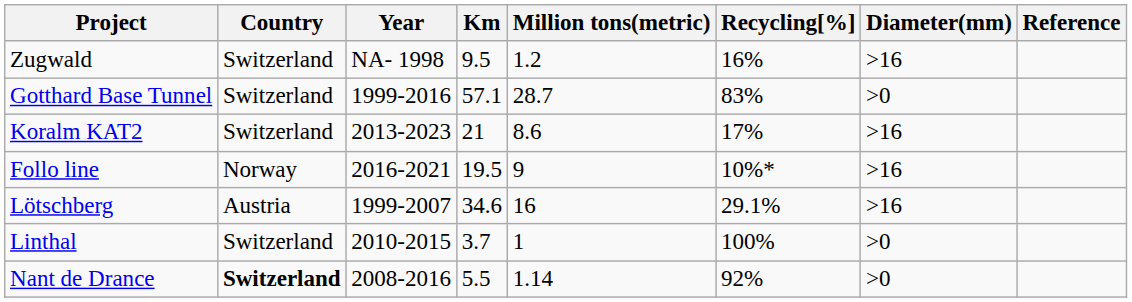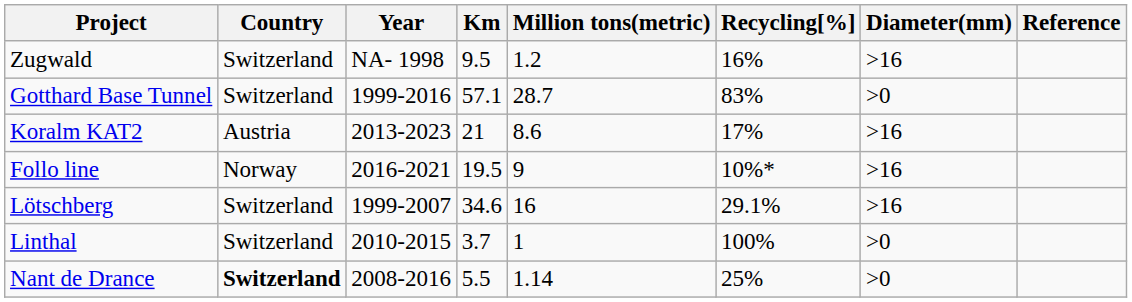(278, 132) Switzerland -> (257, 132) Austria
(257, 205) Austria -> (278, 205) Switzerland
(742, 278) 92% -> (742, 278) 25%
